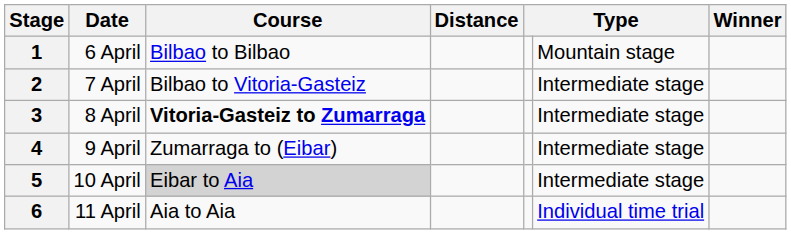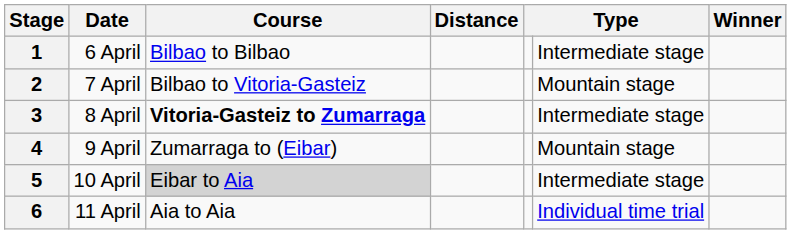(606, 52) Mountain stage -> (621, 52) Intermediate stage
(621, 84) Intermediate stage -> (606, 84) Mountain stage
(621, 148) Intermediate stage -> (606, 148) Mountain stage
